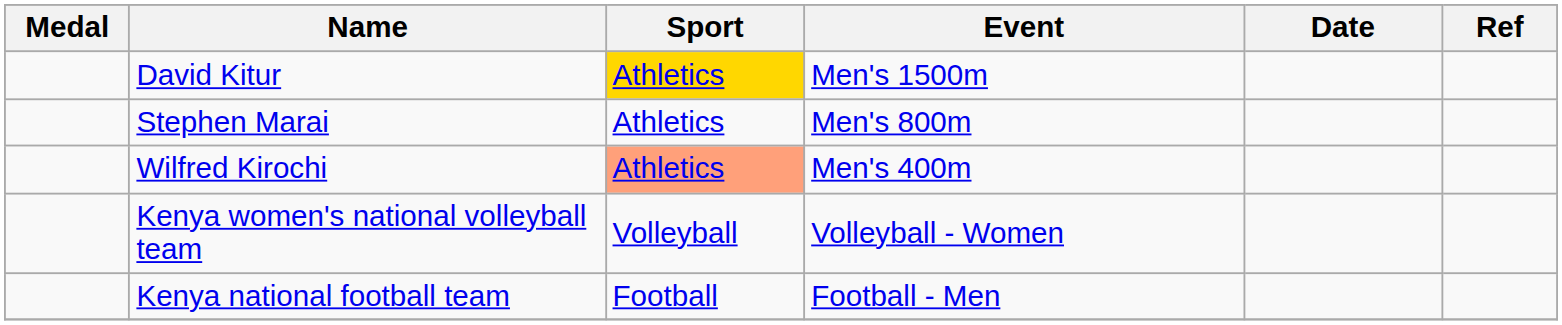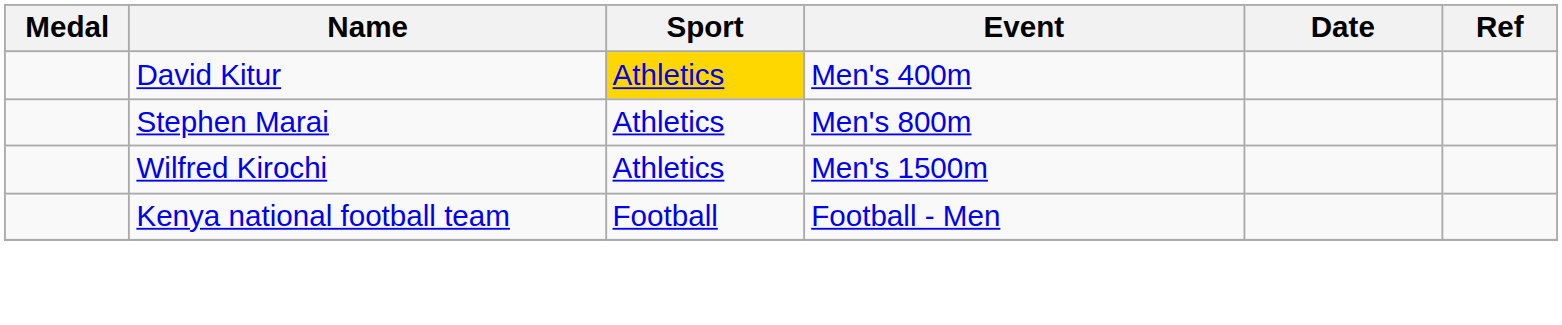(900, 74) Men's 1500m -> (891, 74) Men's 400m
(668, 168) lightsalmon background -> (668, 168) no background
(891, 168) Men's 400m -> (900, 168) Men's 1500m
- row: (361, 232)
